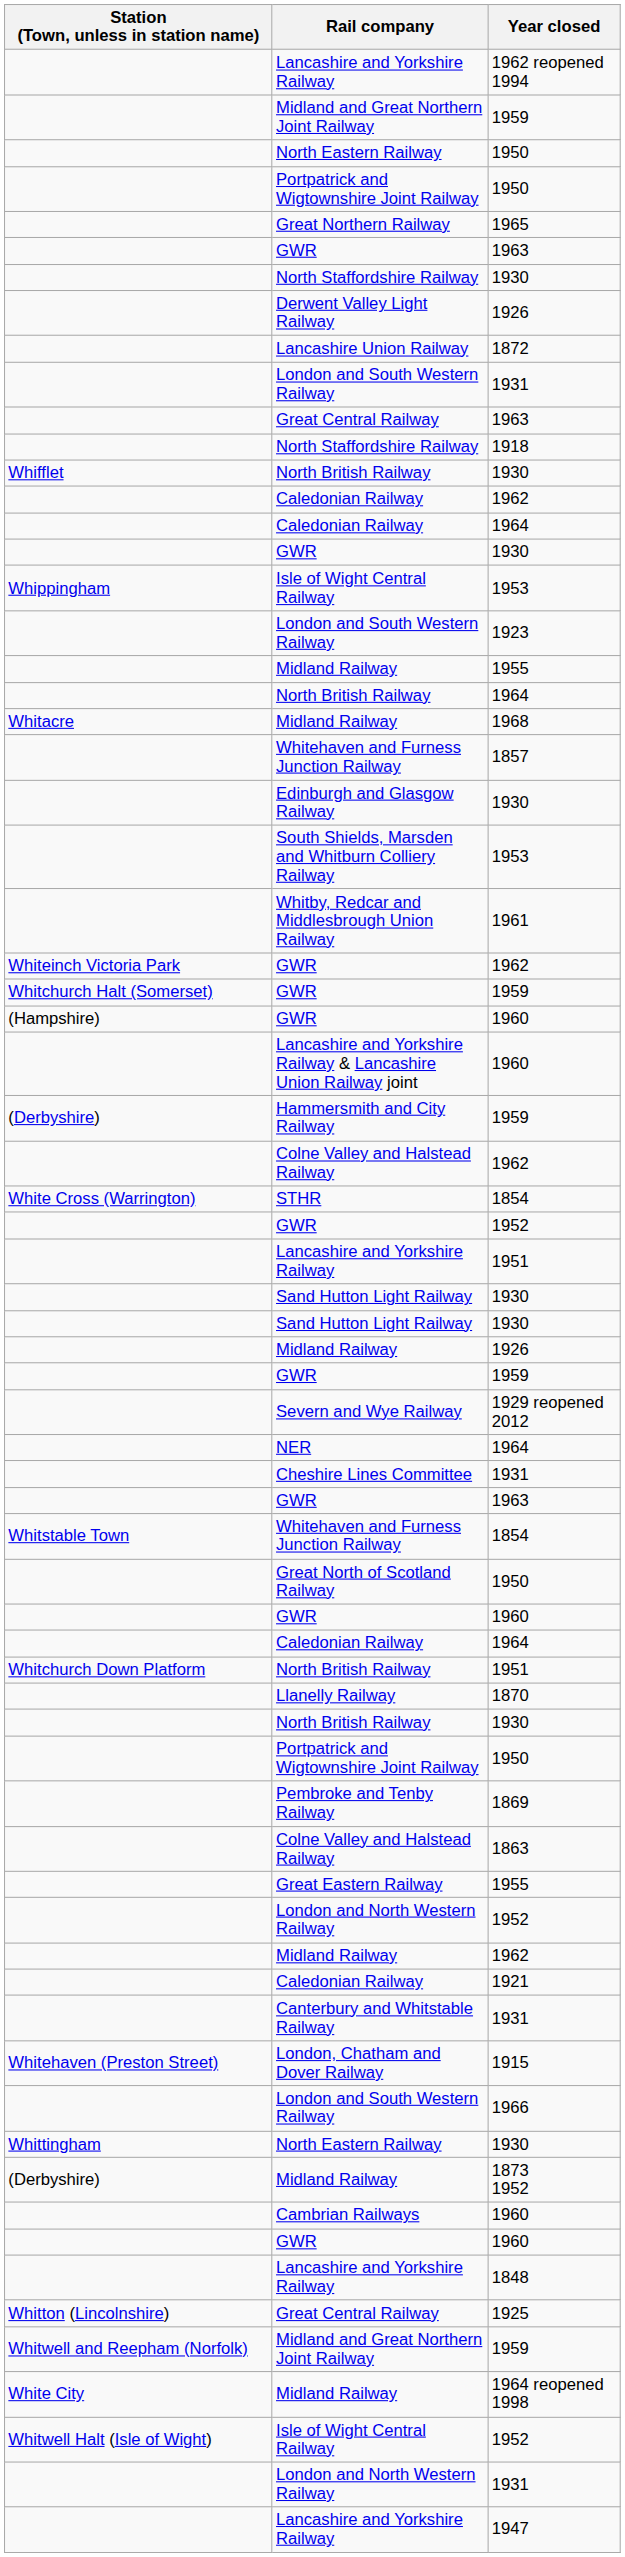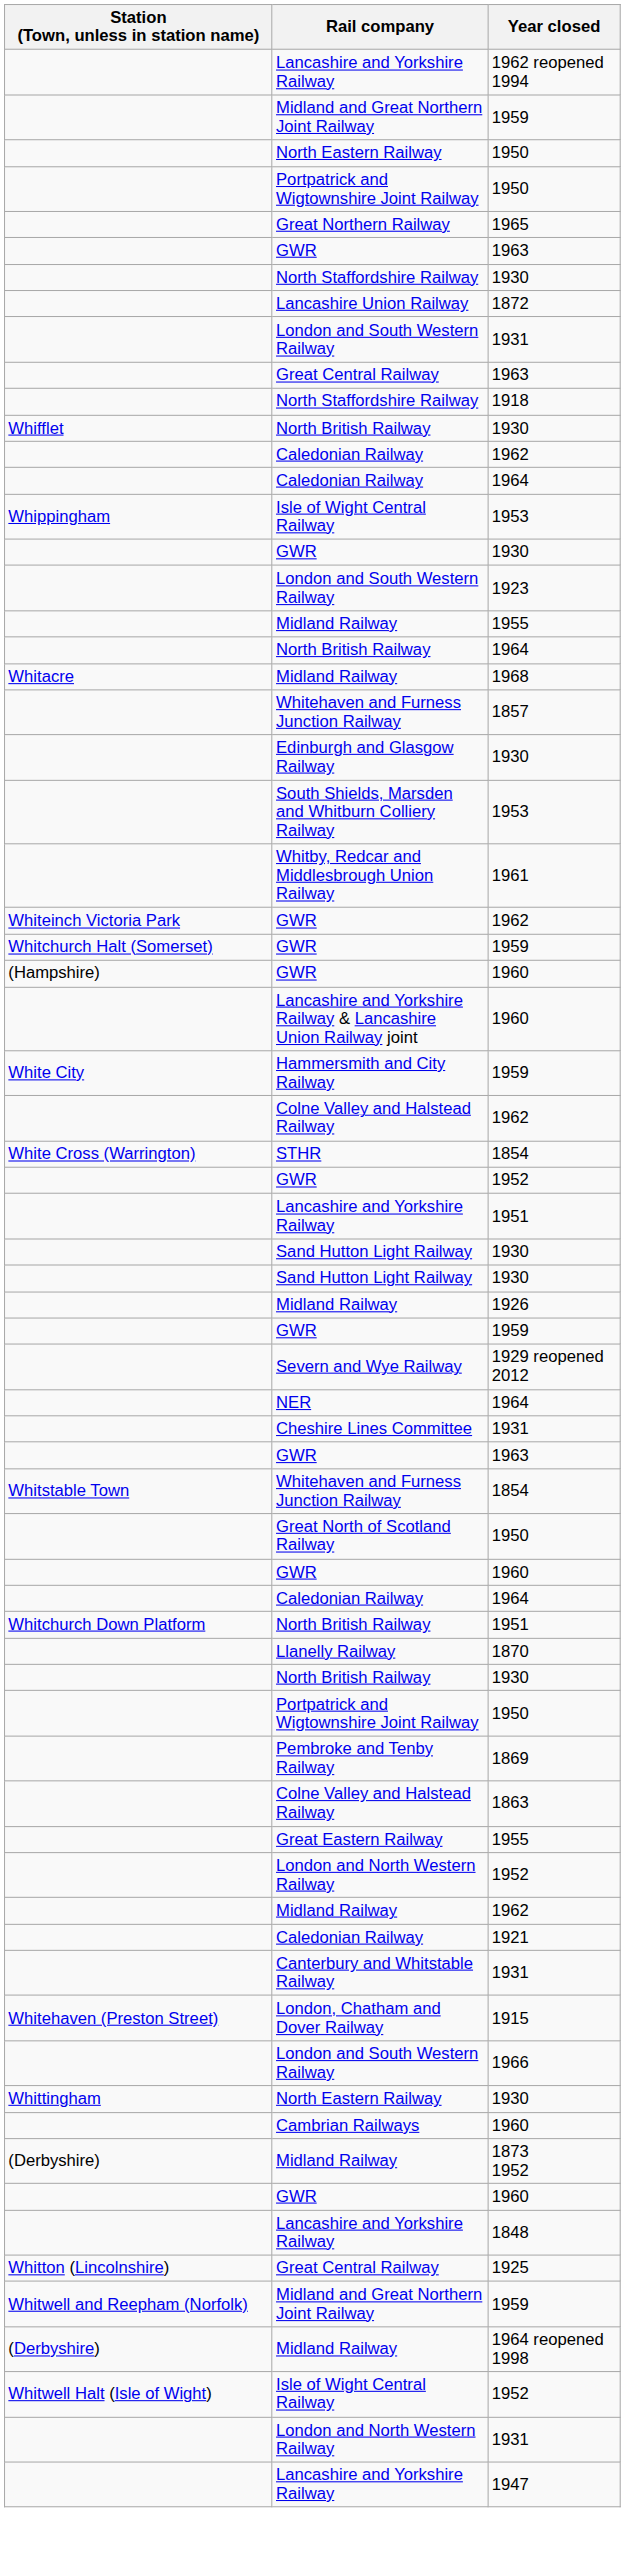- row: (352, 313)
rows swapped: (296, 552) <-> (351, 588)
(54, 1118) (Derbyshire) -> (46, 1073) White City
rows swapped: (337, 2179) <-> (348, 2215)
(46, 2394) White City -> (54, 2349) (Derbyshire)
